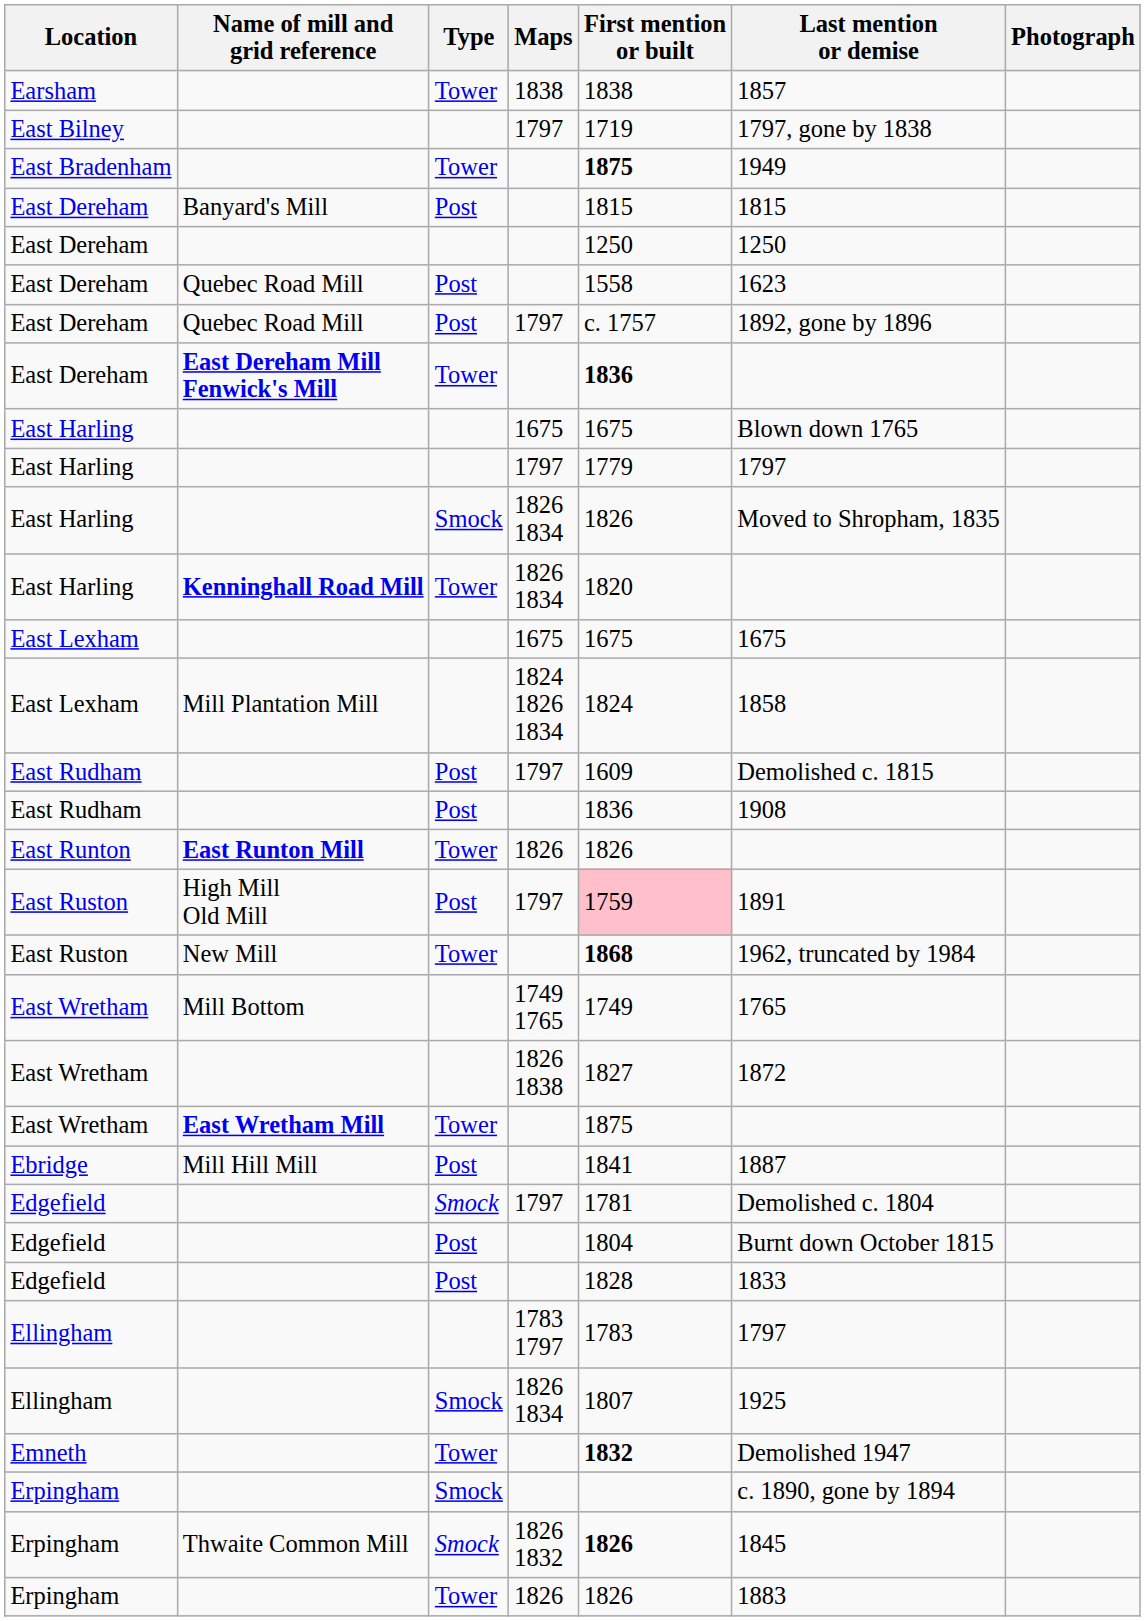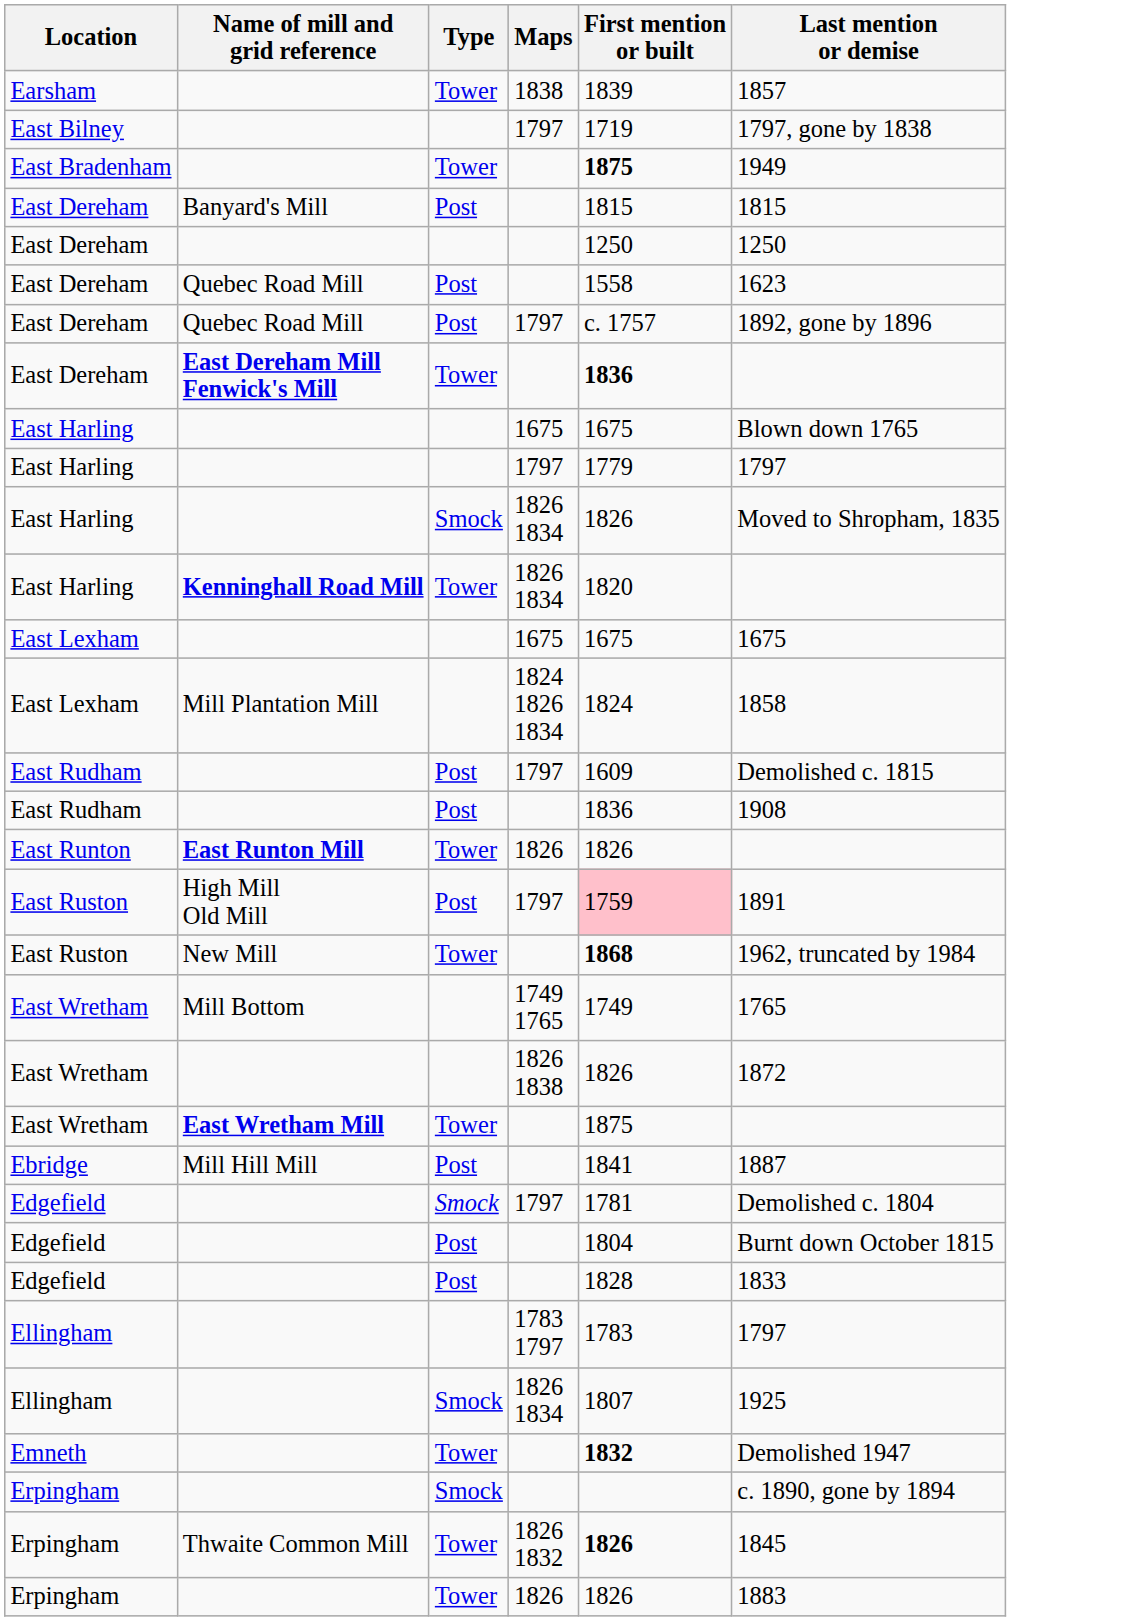- column: (1073, 37)
(608, 90) 1838 -> (608, 90) 1839
(608, 1073) 1827 -> (608, 1073) 1826
(467, 1544) Smock -> (466, 1544) Tower
